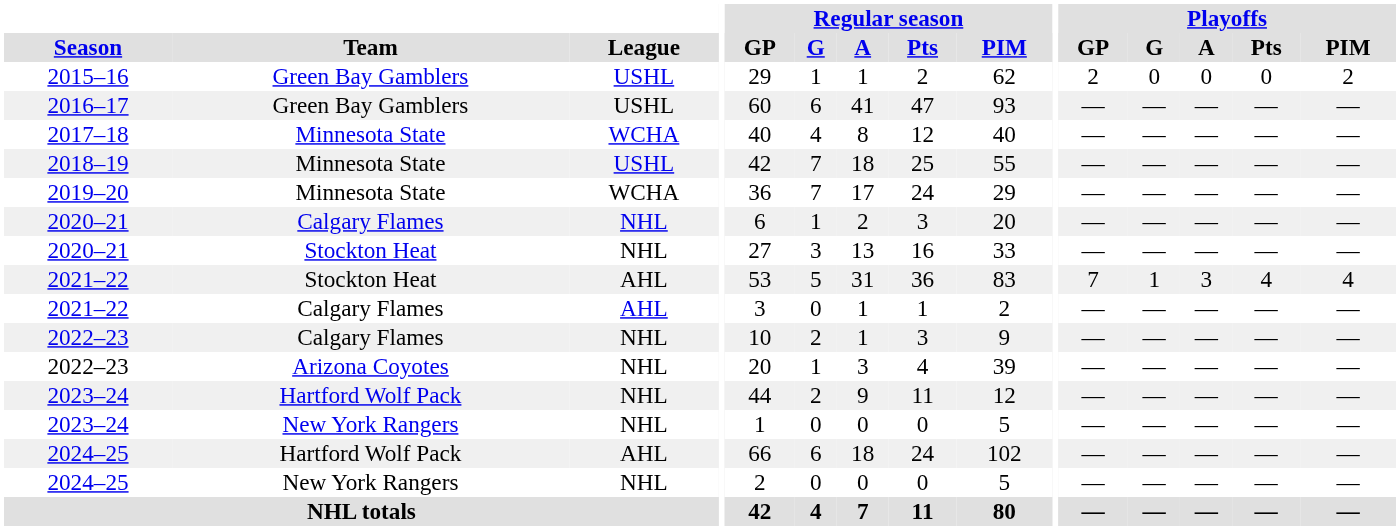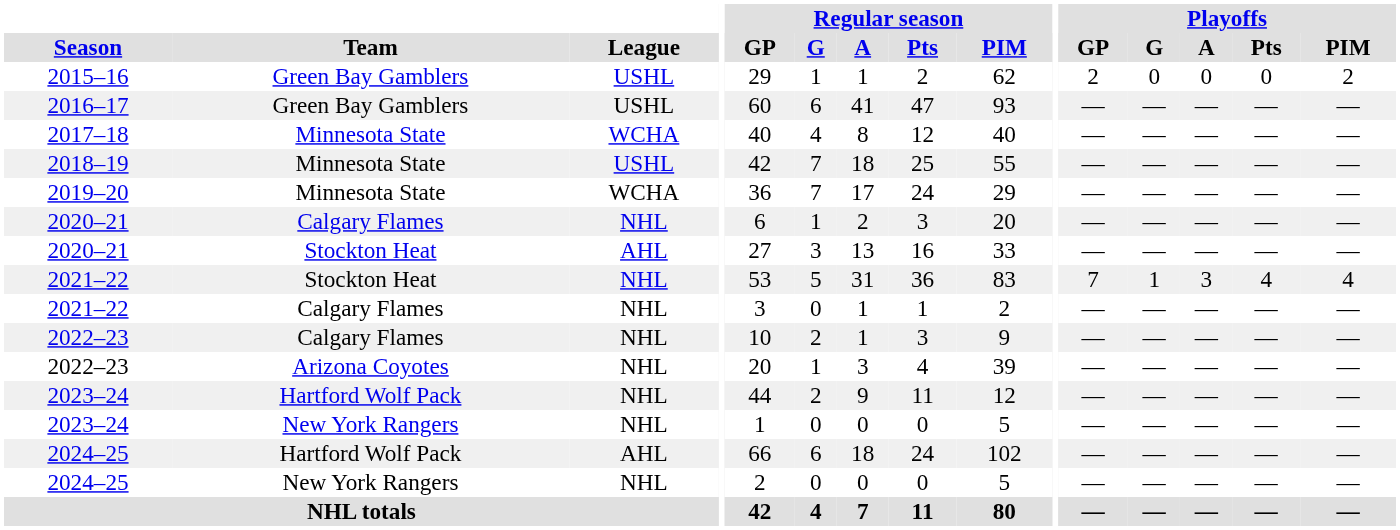(644, 250) NHL -> (644, 250) AHL
(644, 279) AHL -> (644, 279) NHL
(644, 308) AHL -> (644, 308) NHL
